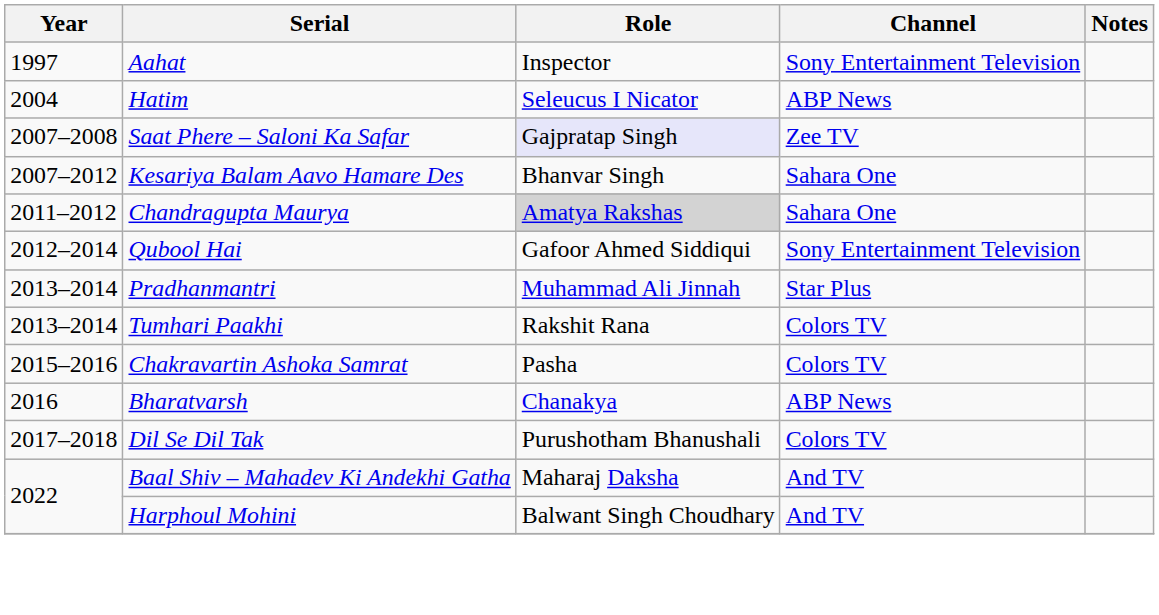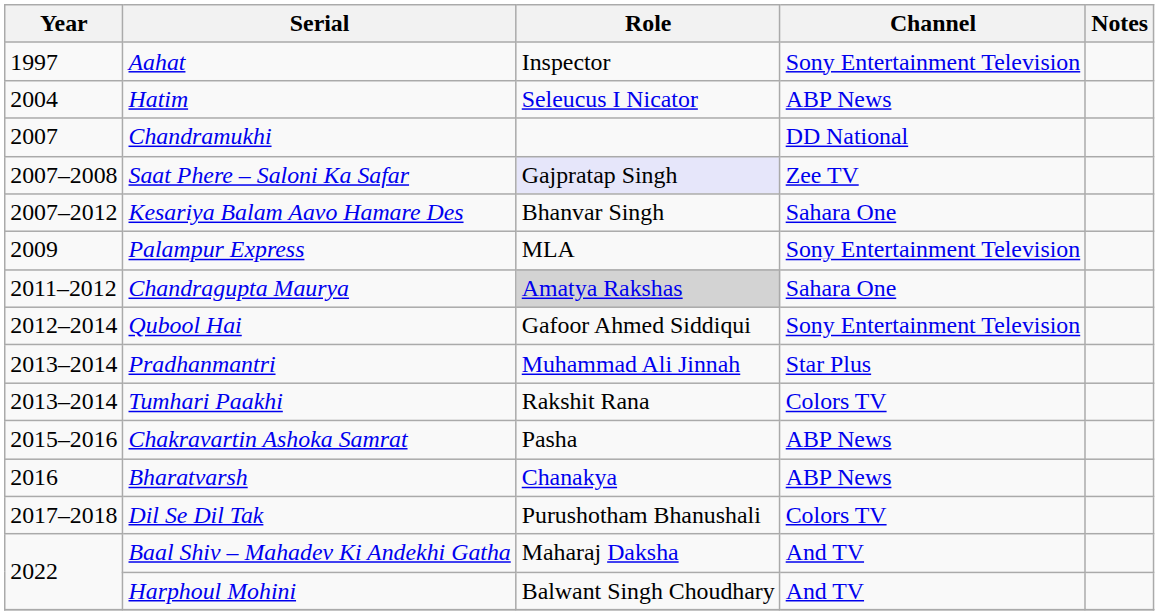+ row: (200, 136)
+ row: (216, 250)
(836, 363) Colors TV -> (839, 439) ABP News
